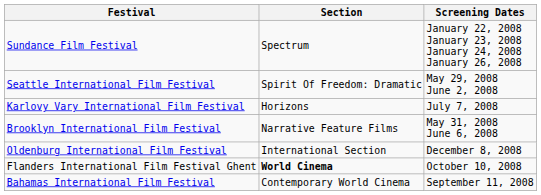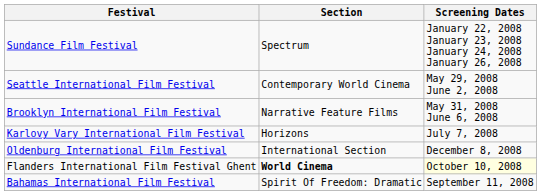(342, 85) Spirit Of Freedom: Dramatic -> (336, 85) Contemporary World Cinema
rows swapped: (114, 128) <-> (126, 106)
(474, 166) no background -> (474, 166) lightyellow background
(336, 182) Contemporary World Cinema -> (342, 182) Spirit Of Freedom: Dramatic
